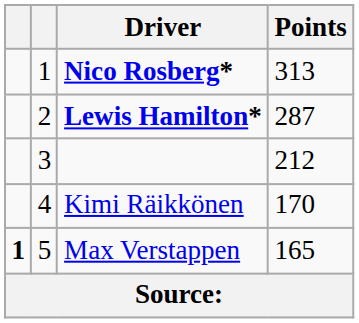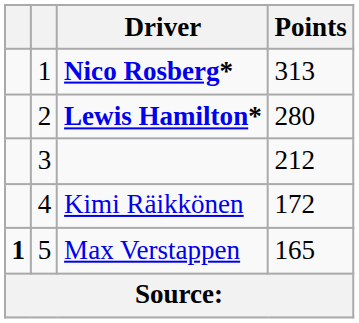(295, 115) 287 -> (295, 115) 280
(295, 205) 170 -> (295, 205) 172
